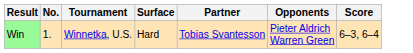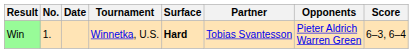+ column: (75, 12)
(148, 34) normal -> (176, 34) bold
